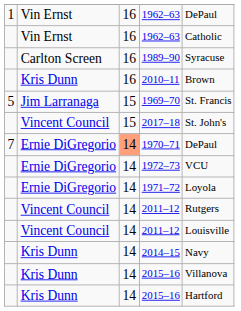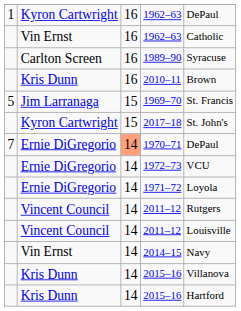(46, 15) Vin Ernst -> (69, 15) Kyron Cartwright
(65, 123) Vincent Council -> (69, 123) Kyron Cartwright
(49, 252) Kris Dunn -> (46, 252) Vin Ernst
